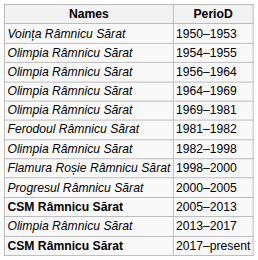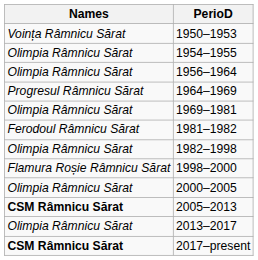(70, 91) Olimpia Râmnicu Sărat -> (75, 91) Progresul Râmnicu Sărat
(75, 187) Progresul Râmnicu Sărat -> (70, 187) Olimpia Râmnicu Sărat
